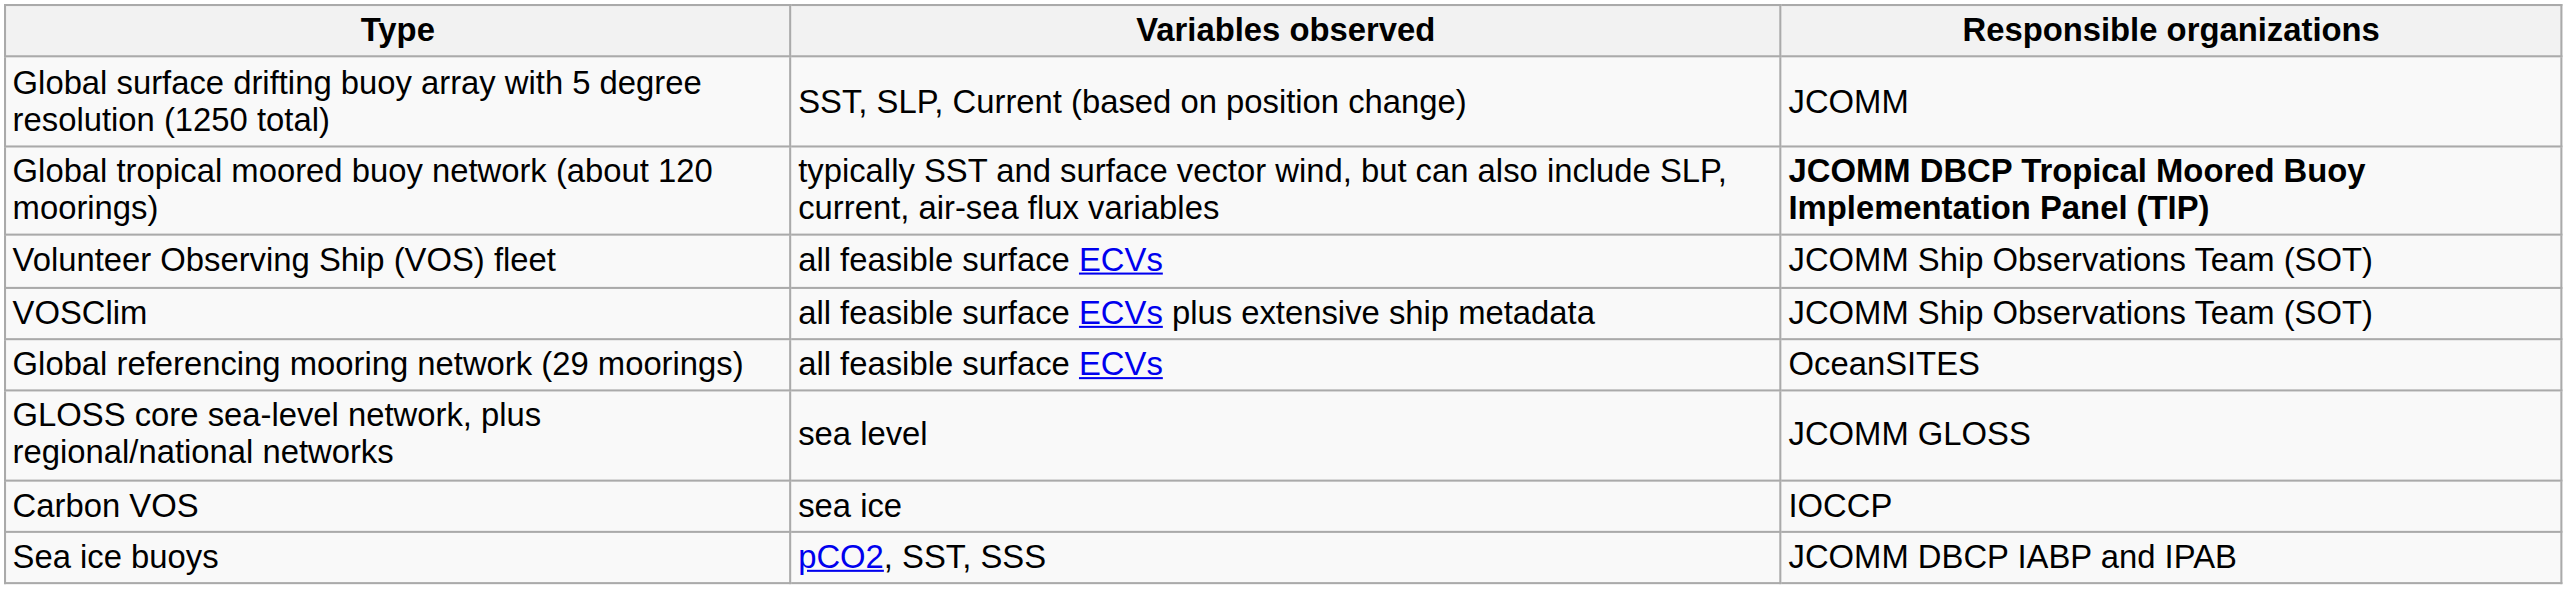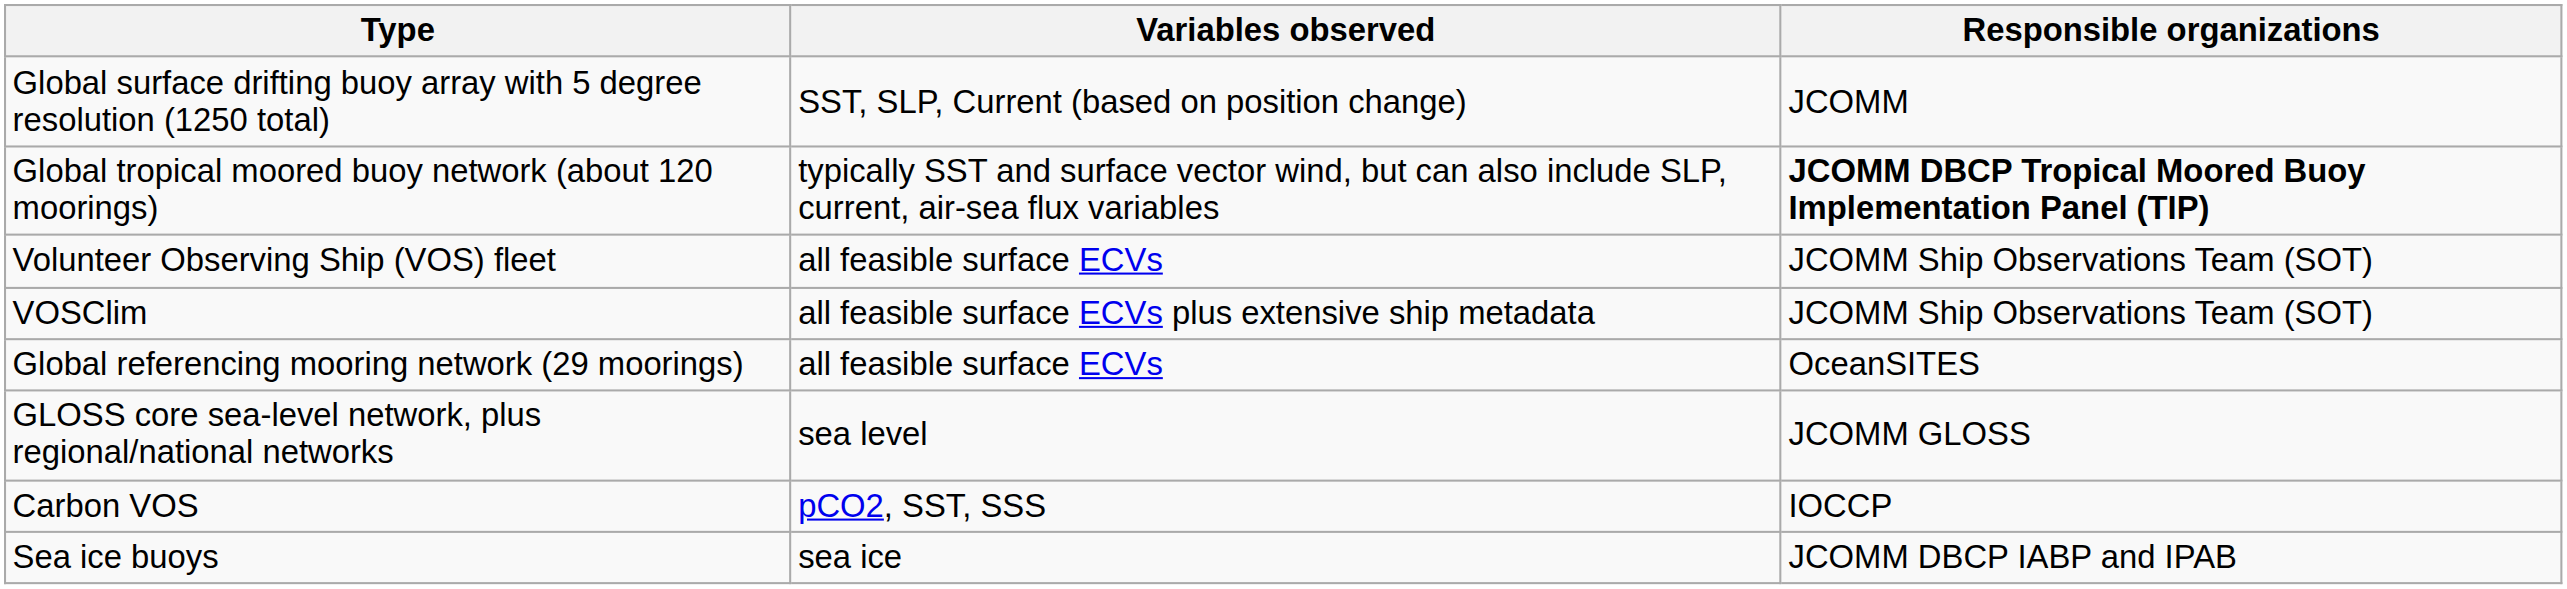(850, 505) sea ice -> (922, 505) pCO2, SST, SSS
(922, 557) pCO2, SST, SSS -> (850, 557) sea ice
